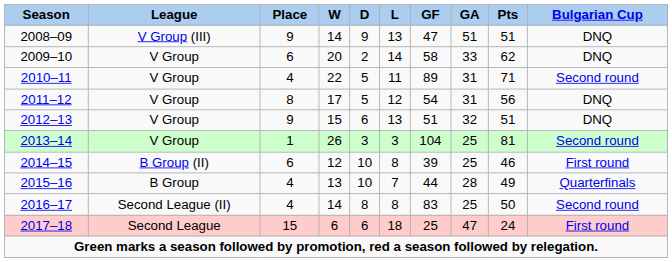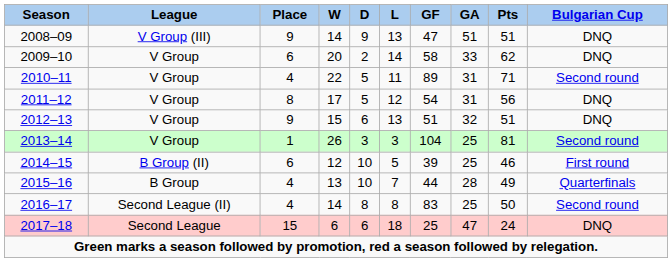(395, 162) 8 -> (395, 162) 5
(597, 225) First round -> (597, 225) DNQ
